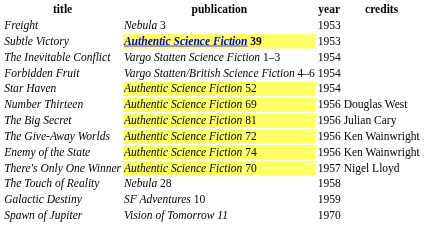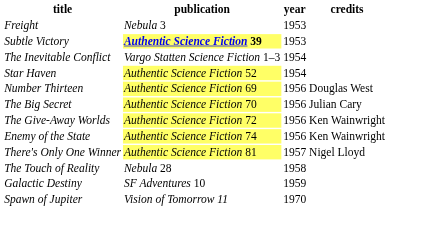- row: (42, 73)
(190, 120) Authentic Science Fiction 81 -> (190, 104) Authentic Science Fiction 70
(190, 168) Authentic Science Fiction 70 -> (190, 152) Authentic Science Fiction 81
